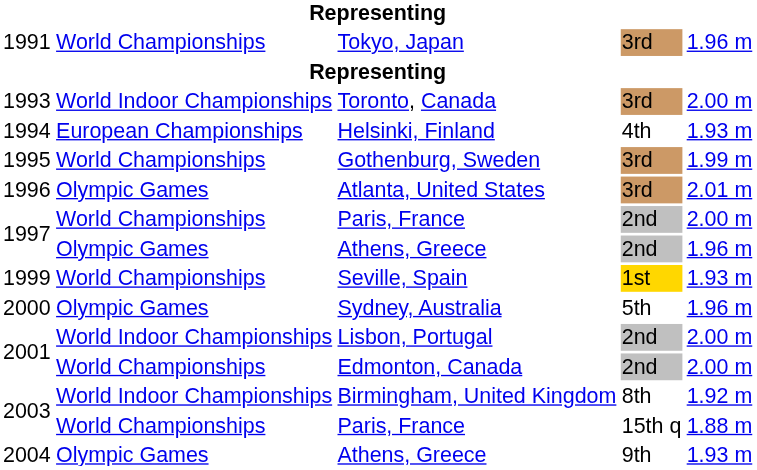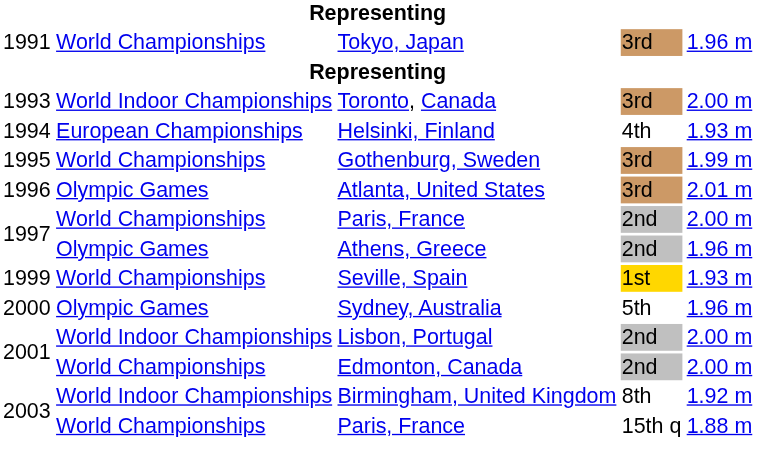- row: (27, 455)
